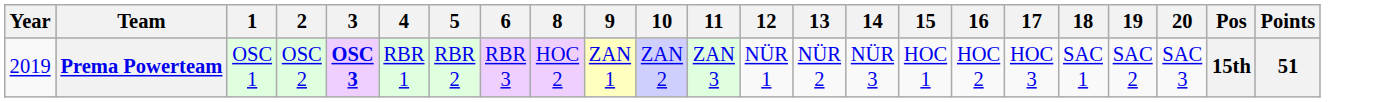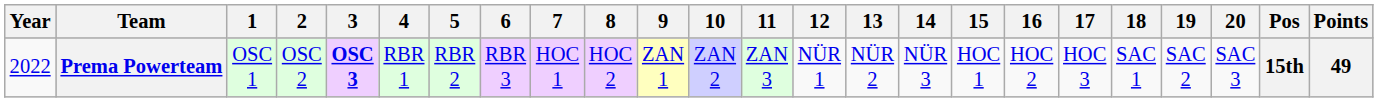+ column: (557, 21)
(30, 66) 2019 -> (30, 66) 2022
(1288, 66) 51 -> (1341, 66) 49
